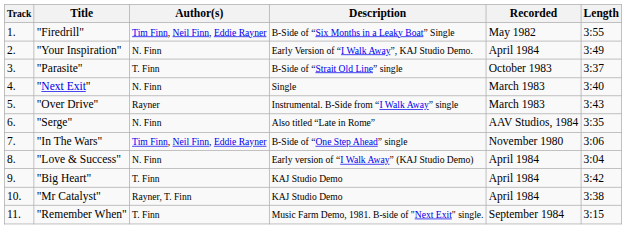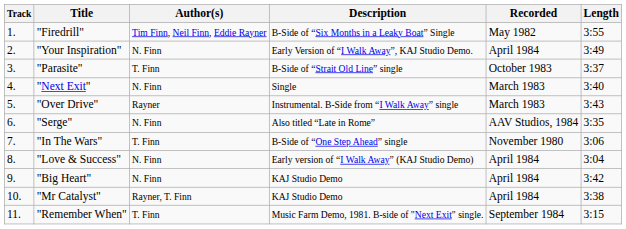(199, 142) Tim Finn, Neil Finn, Eddie Rayner -> (146, 142) T. Finn
(146, 178) T. Finn -> (147, 178) N. Finn
